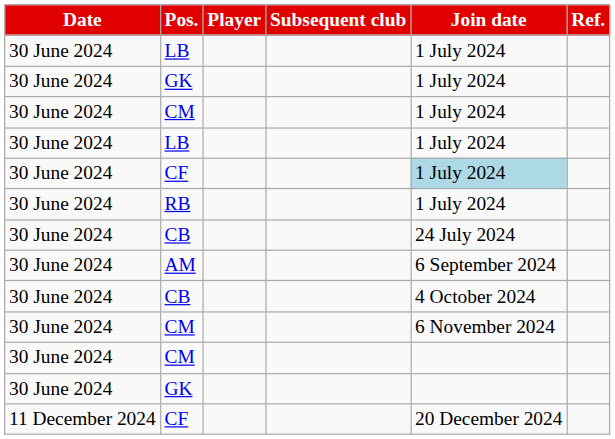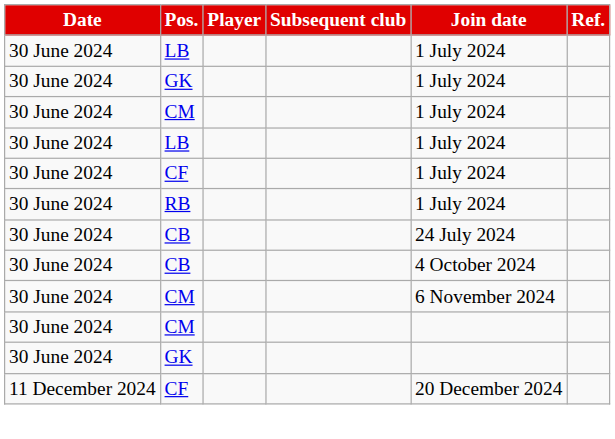(460, 173) lightblue background -> (460, 173) no background
- row: (61, 265)
